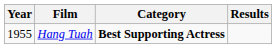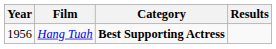(20, 33) 1955 -> (20, 33) 1956
